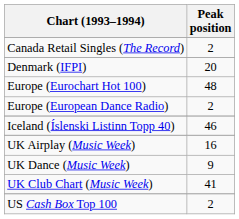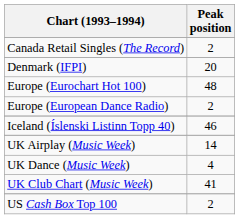(211, 145) 16 -> (211, 145) 14
(211, 164) 9 -> (211, 164) 4
